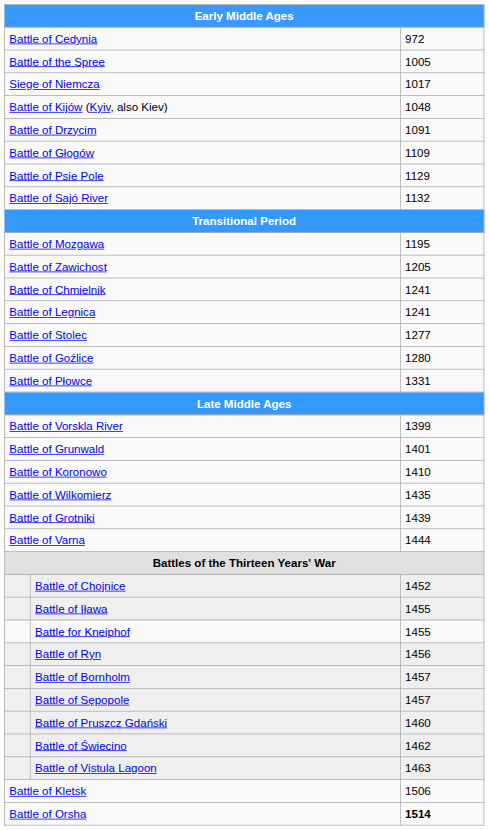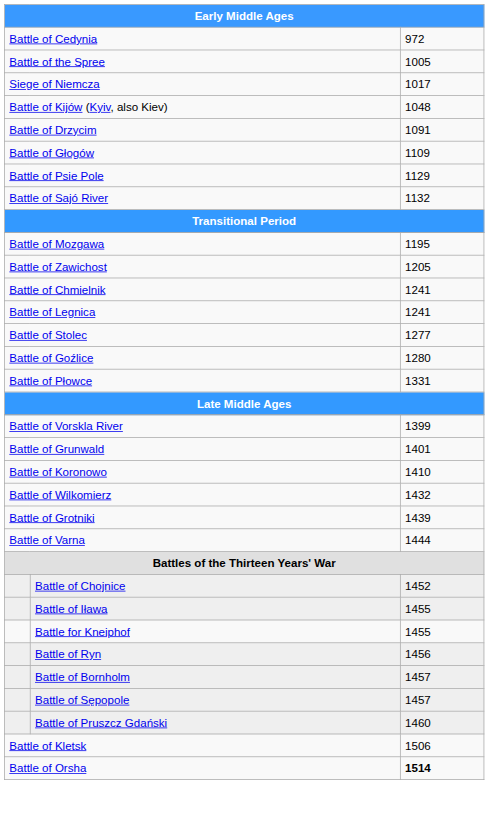(418, 495) 1435 -> (418, 495) 1432
- row: (81, 745)
- row: (96, 768)
